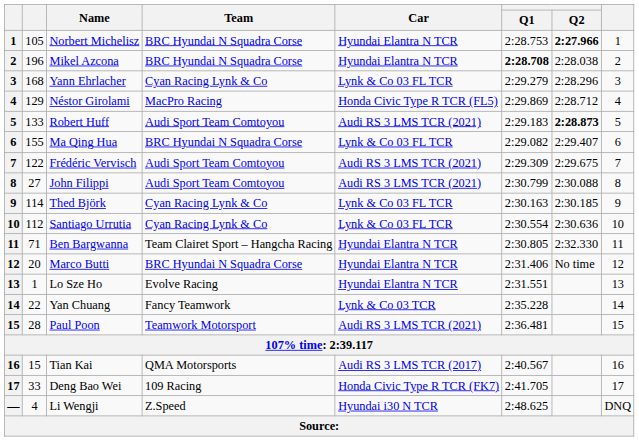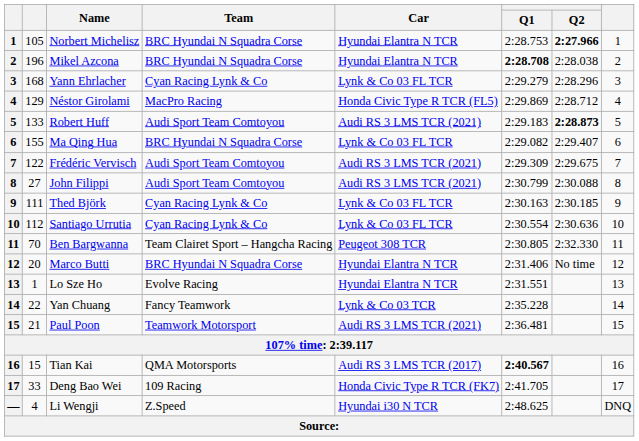(35, 203) 114 -> (35, 203) 111
(35, 243) 71 -> (35, 243) 70
(398, 243) Hyundai Elantra N TCR -> (382, 243) Peugeot 308 TCR
(35, 325) 28 -> (35, 325) 21
(527, 365) normal -> (527, 365) bold
